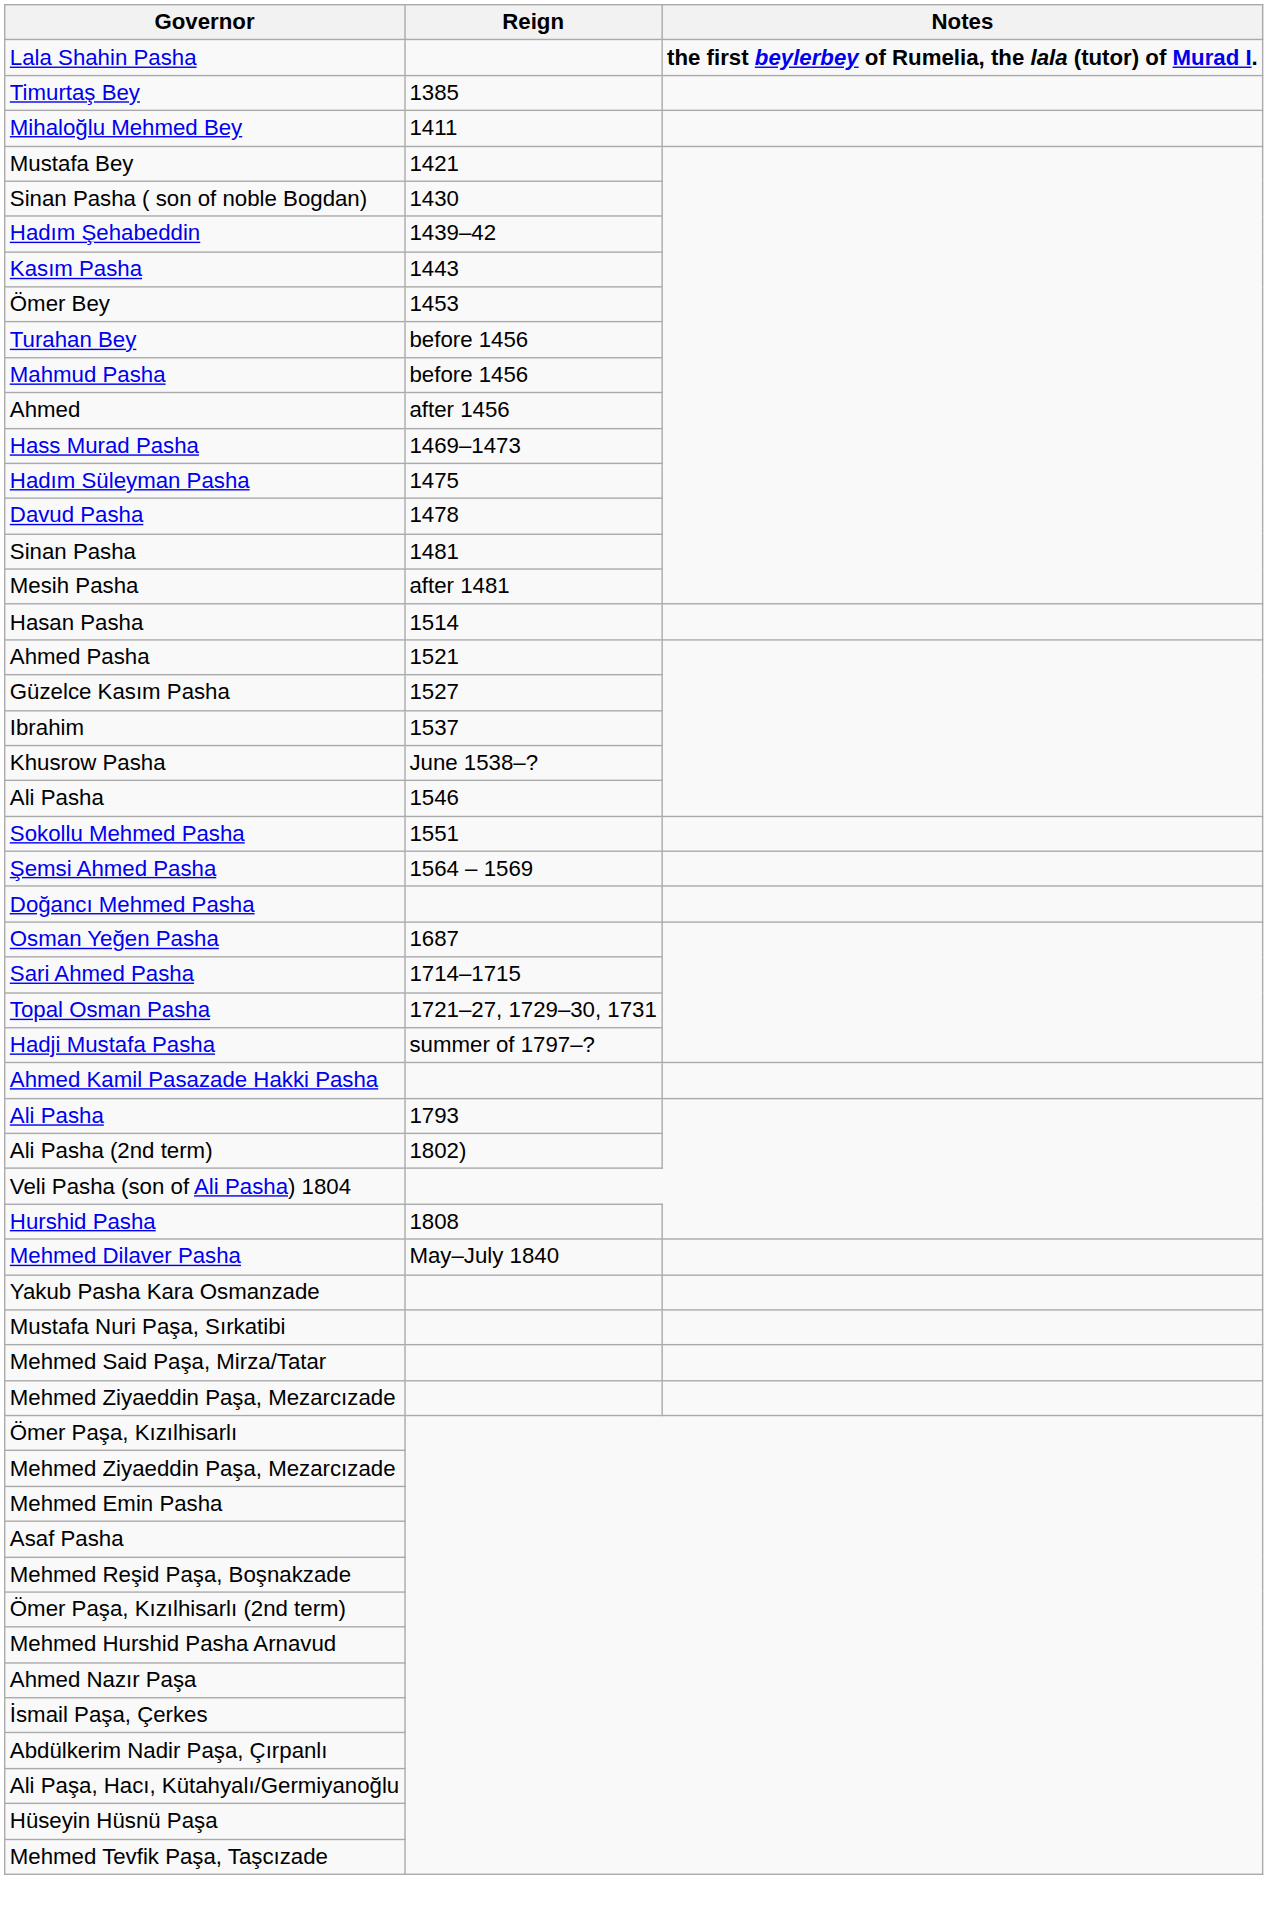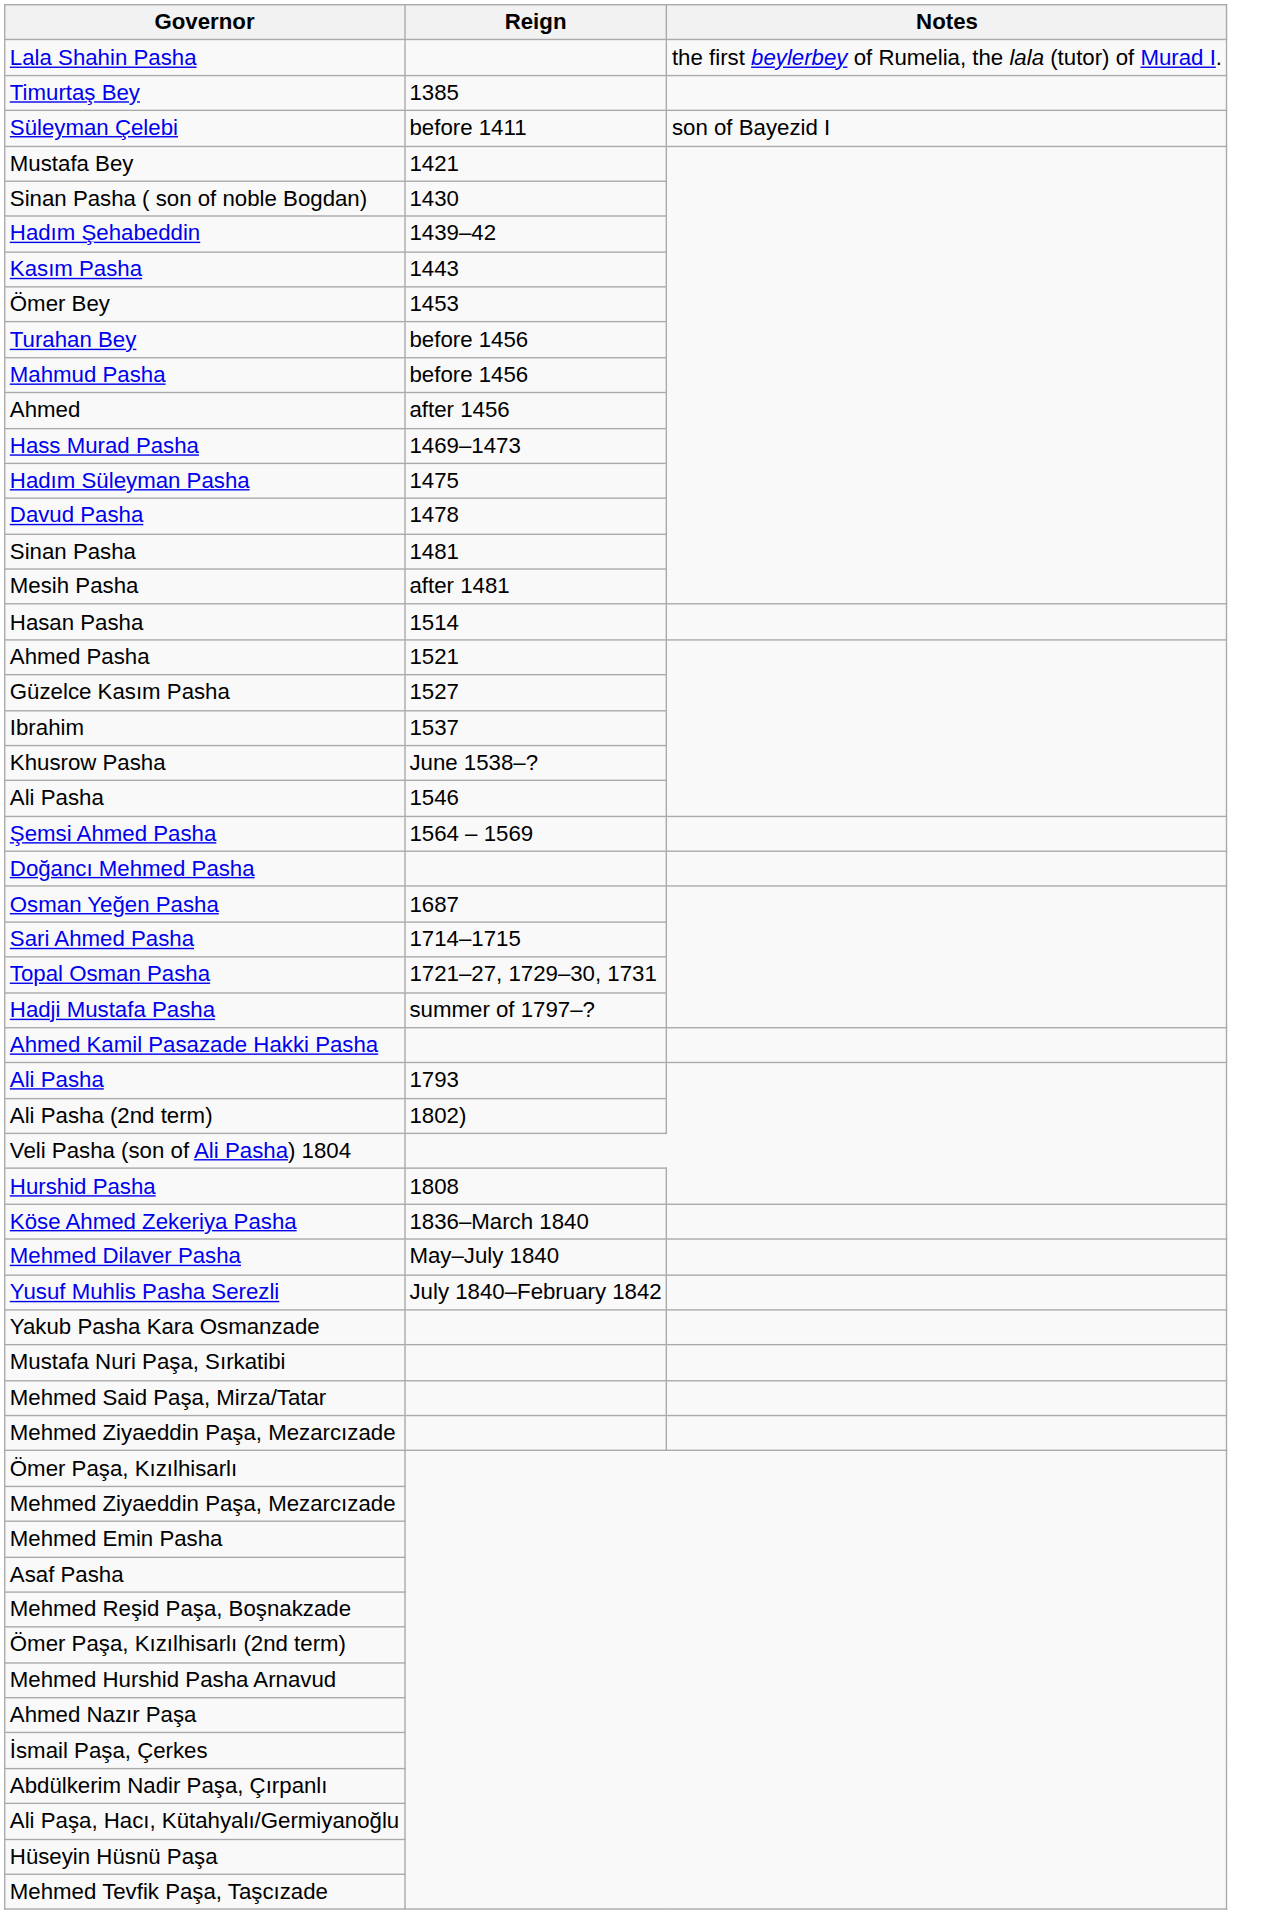(962, 57) bold -> (947, 57) normal
+ row: (94, 127)
- row: (126, 127)
- row: (127, 833)
+ row: (153, 1221)
+ row: (145, 1291)
